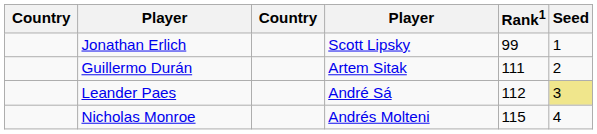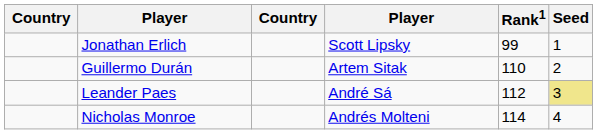(513, 68) 111 -> (514, 68) 110
(514, 117) 115 -> (514, 117) 114
